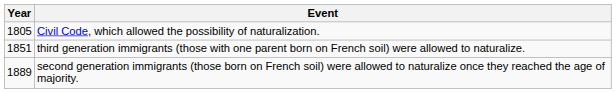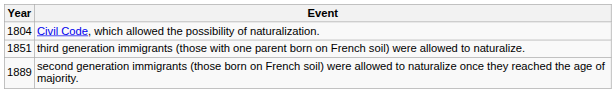(19, 31) 1805 -> (19, 31) 1804
